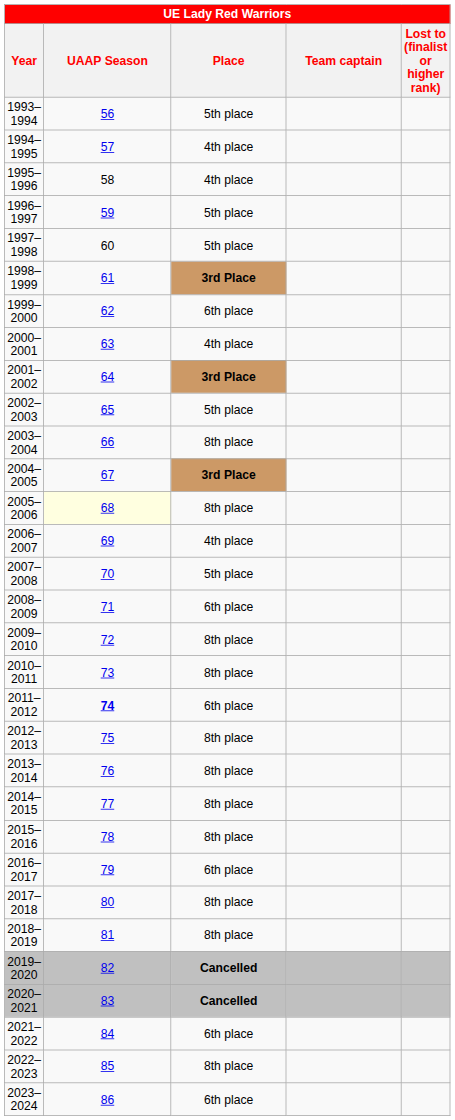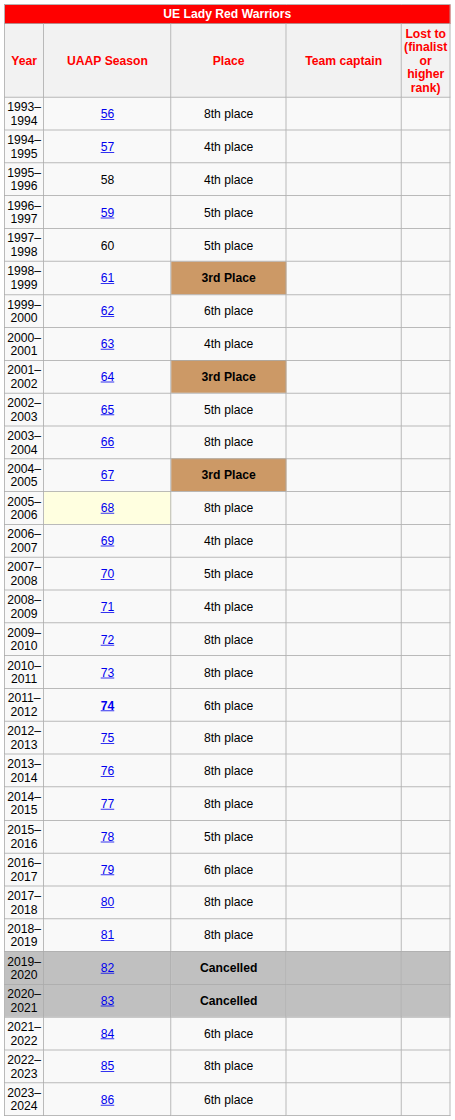(229, 114) 5th place -> (229, 114) 8th place
(229, 607) 6th place -> (229, 607) 4th place
(229, 837) 8th place -> (229, 837) 5th place
